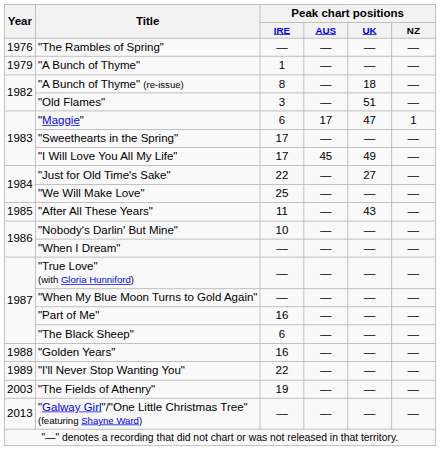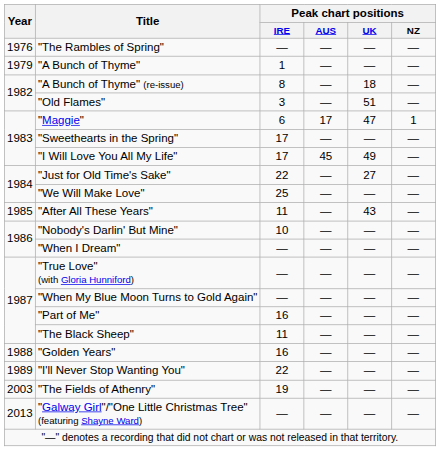(282, 334) 6 -> (282, 334) 11
